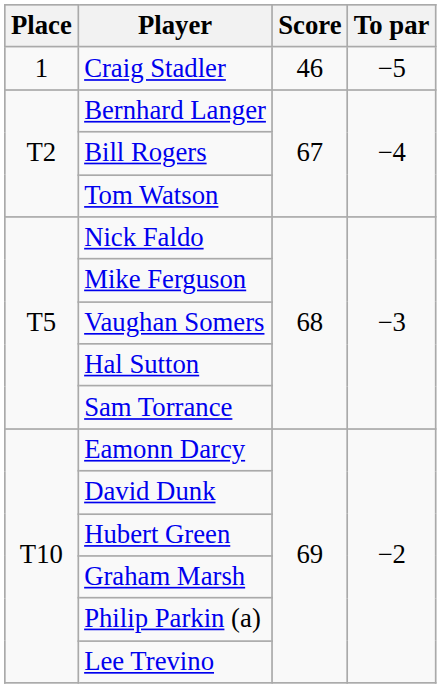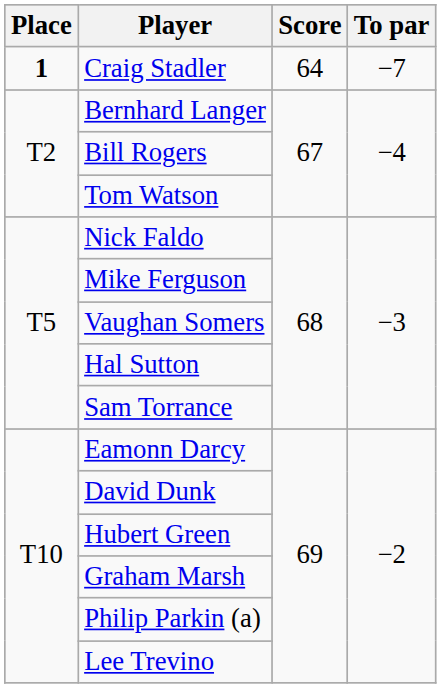(41, 68) normal -> (41, 68) bold
(310, 68) 46 -> (310, 68) 64
(392, 68) −5 -> (392, 68) −7
